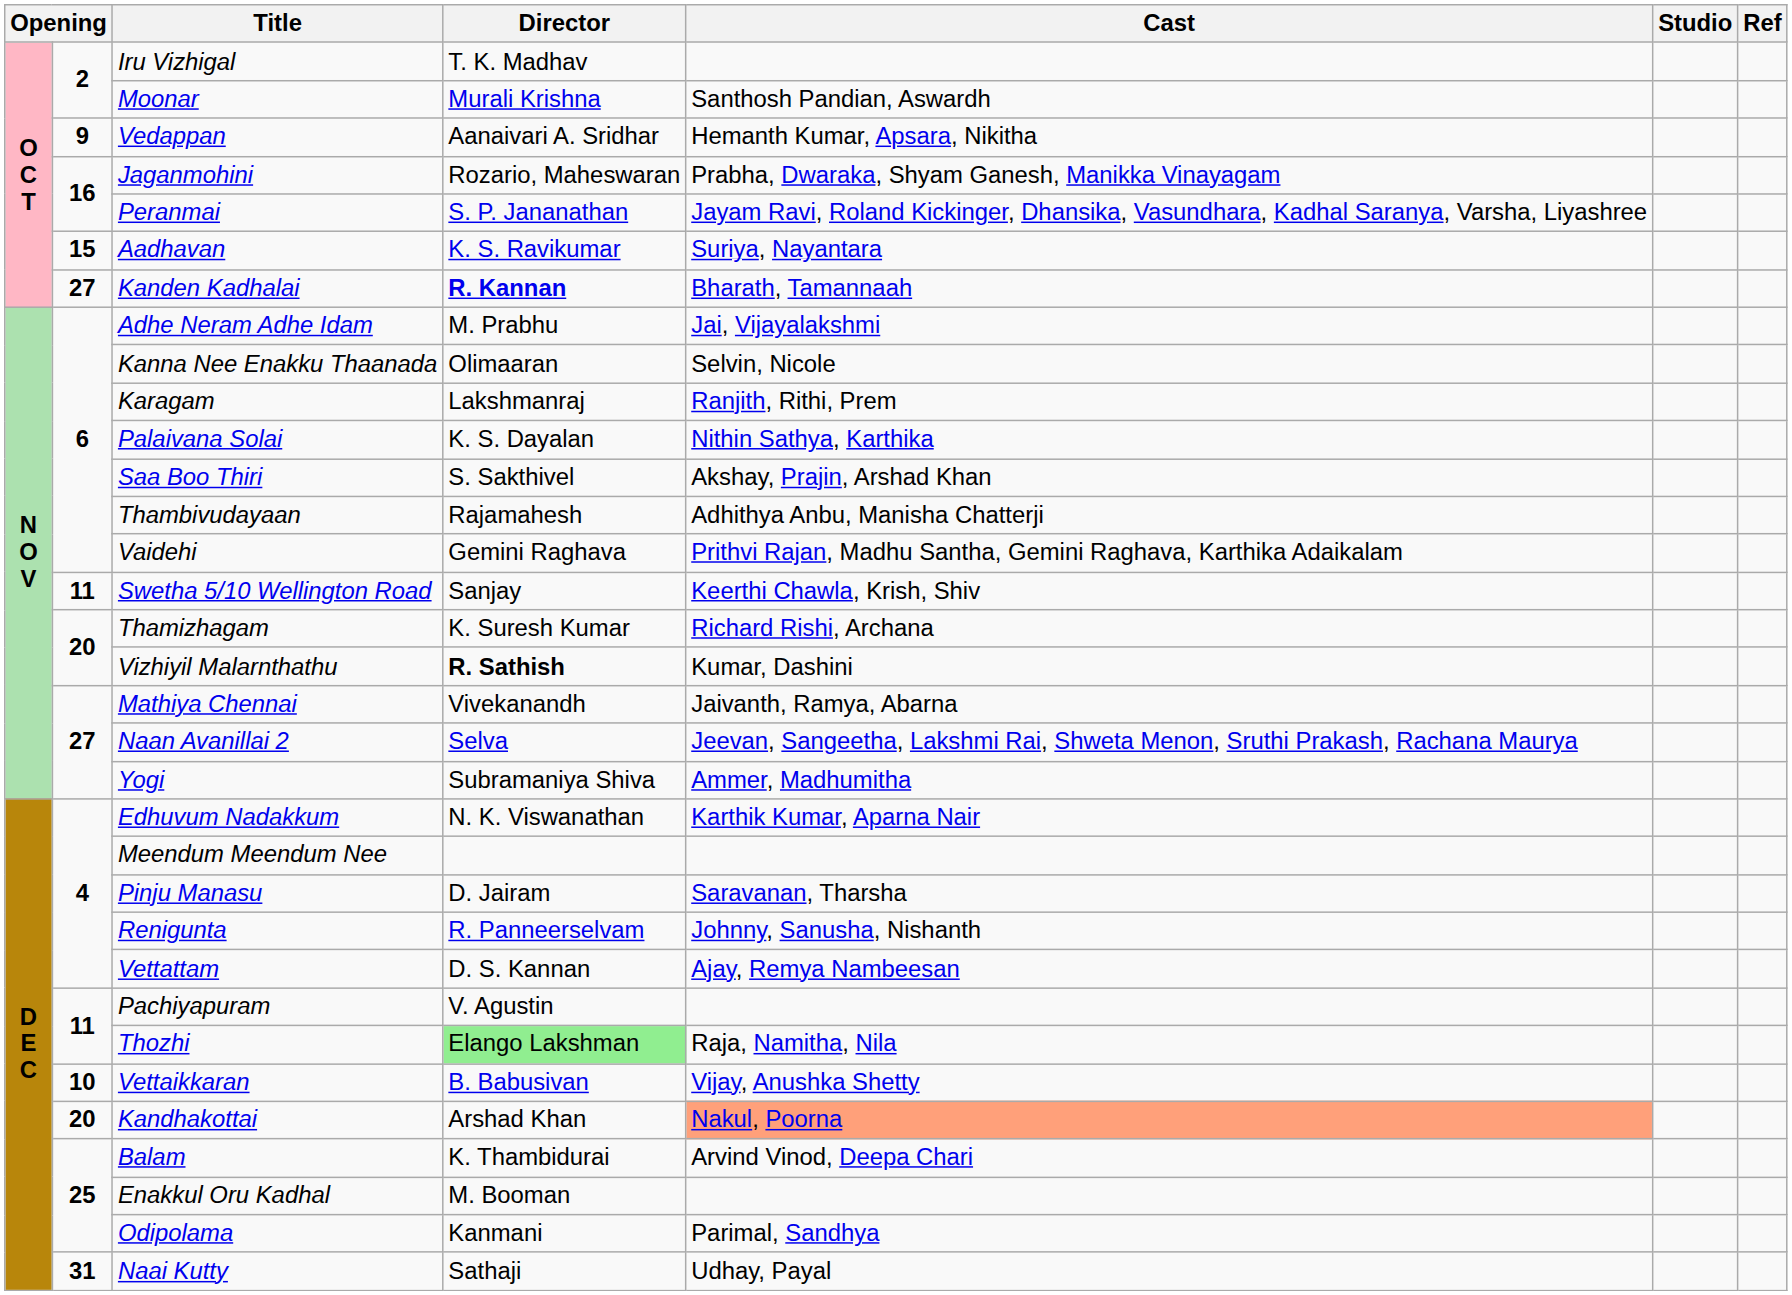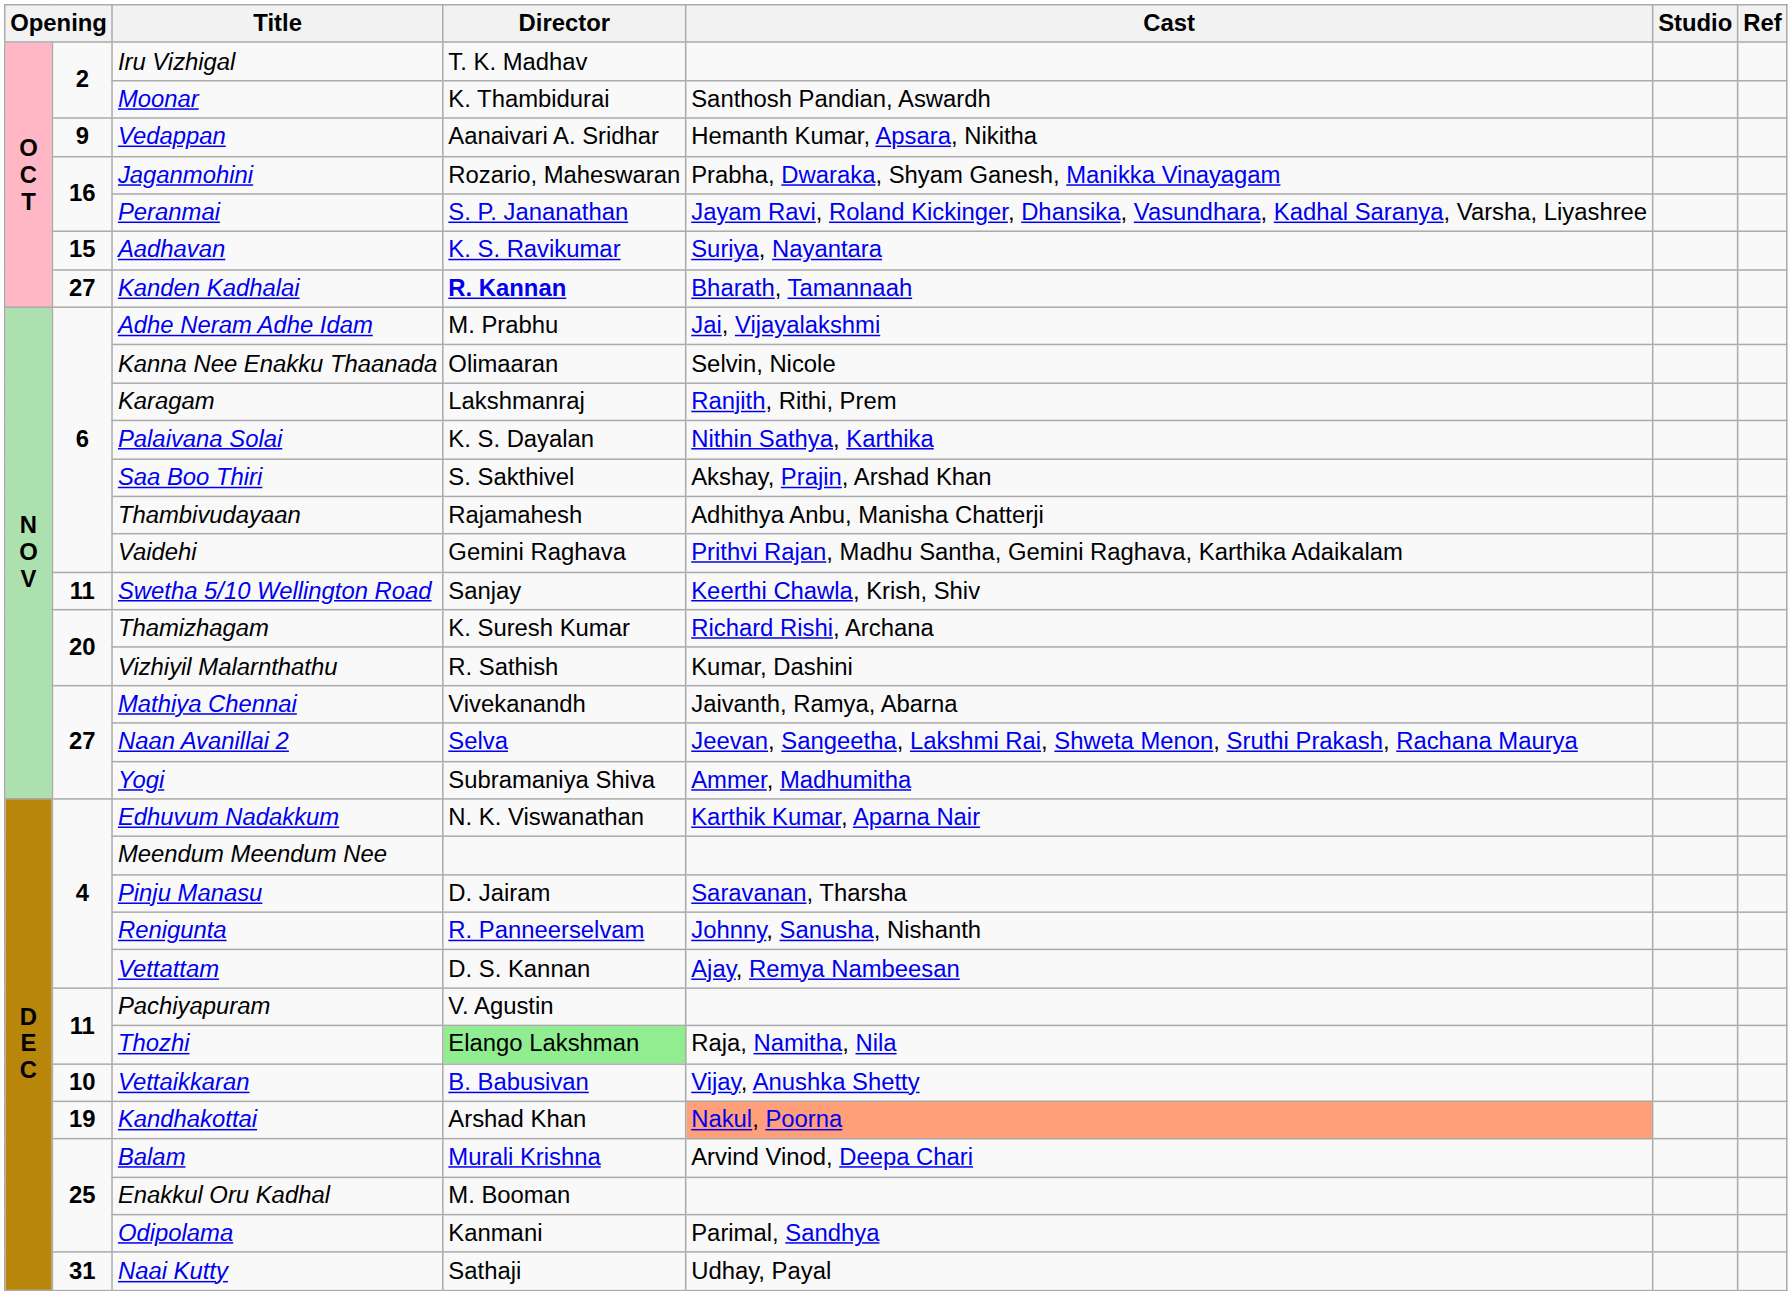(525, 99) Murali Krishna -> (529, 99) K. Thambidurai
(507, 666) bold -> (503, 666) normal
(82, 1119) 20 -> (82, 1119) 19
(529, 1157) K. Thambidurai -> (525, 1157) Murali Krishna
